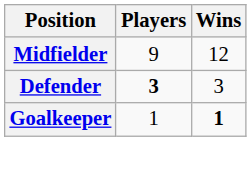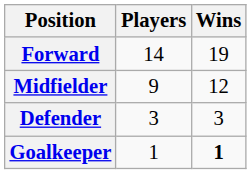+ row: (60, 53)
(154, 86) bold -> (154, 119) normal
